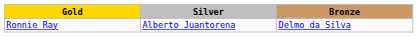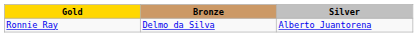columns swapped: (208, 11) <-> (345, 11)
